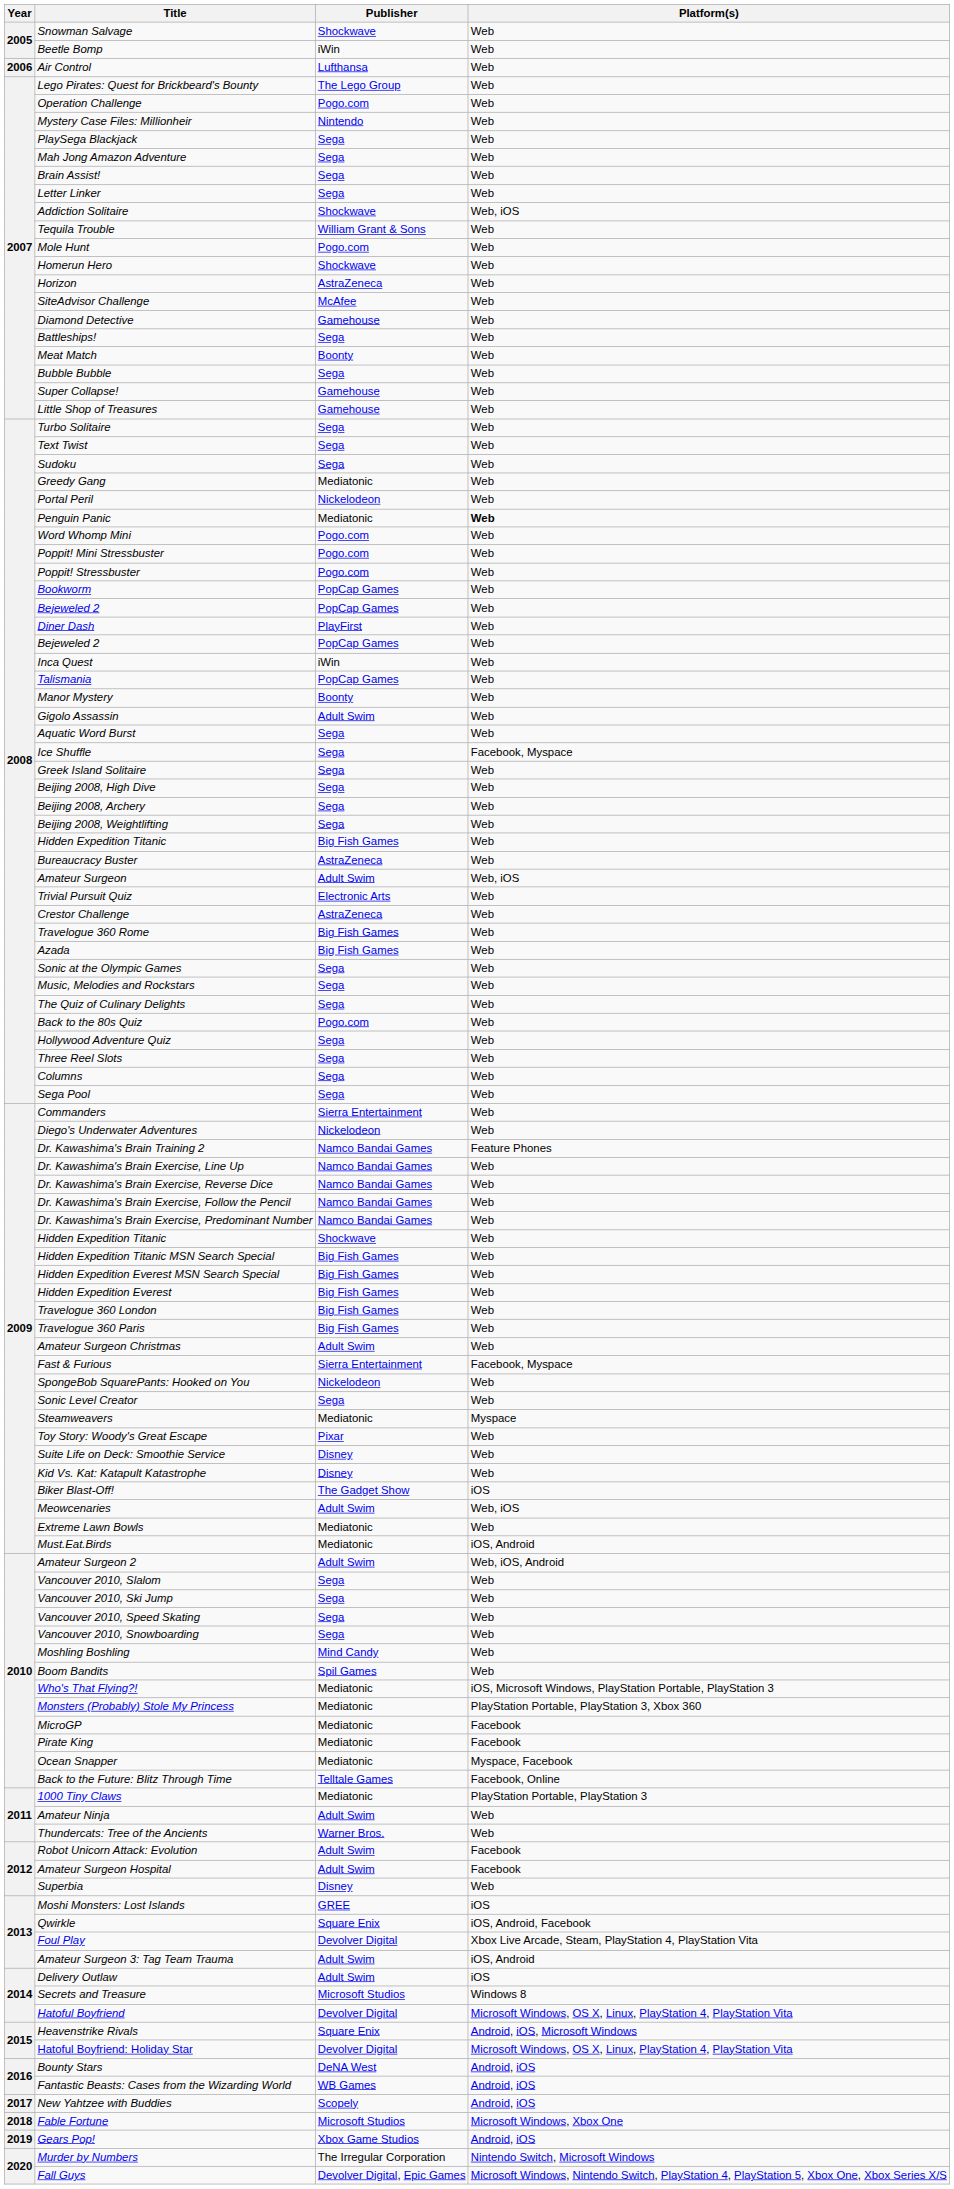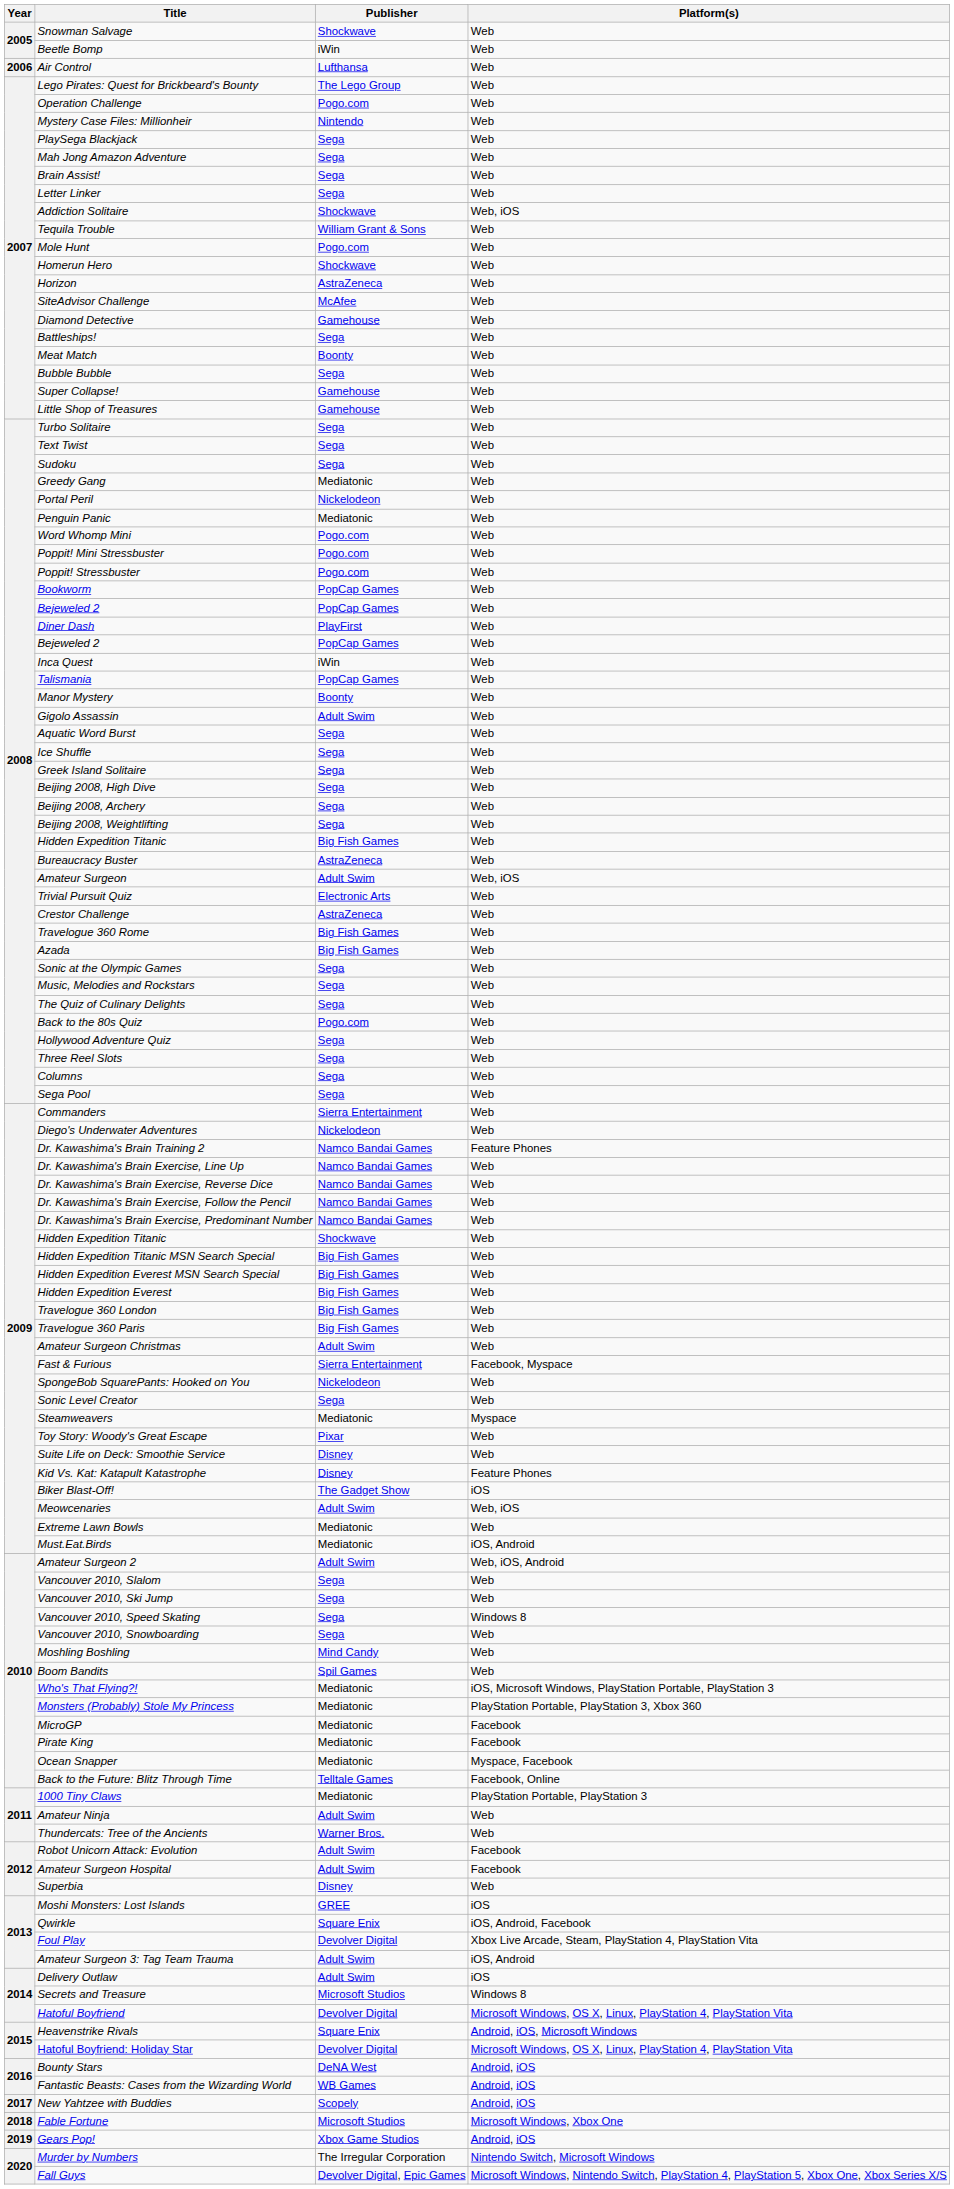(483, 517) bold -> (482, 517) normal
(522, 752) Facebook, Myspace -> (482, 752) Web
(482, 1472) Web -> (511, 1472) Feature Phones
(482, 1616) Web -> (499, 1616) Windows 8
